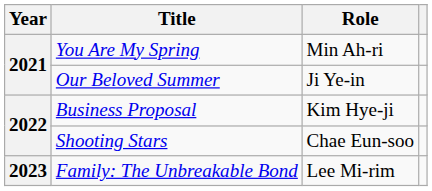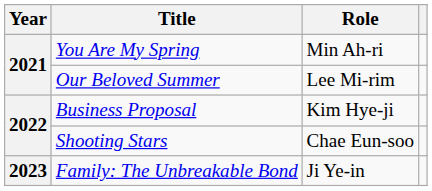(336, 79) Ji Ye-in -> (351, 79) Lee Mi-rim
(351, 170) Lee Mi-rim -> (336, 170) Ji Ye-in
